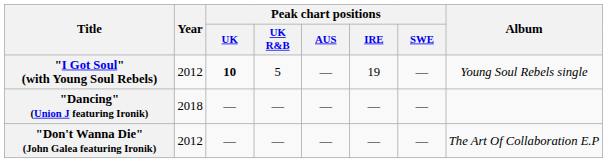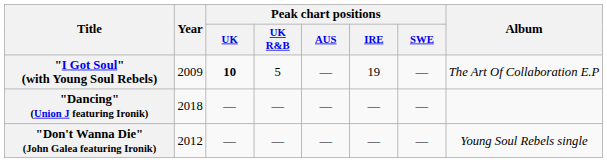(190, 72) 2012 -> (190, 72) 2009
(524, 72) Young Soul Rebels single -> (524, 72) The Art Of Collaboration E.P
(524, 140) The Art Of Collaboration E.P -> (524, 140) Young Soul Rebels single
